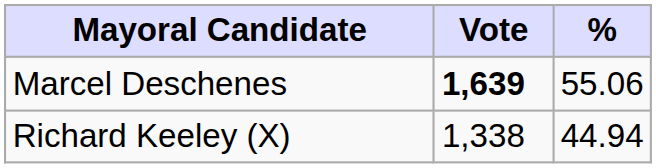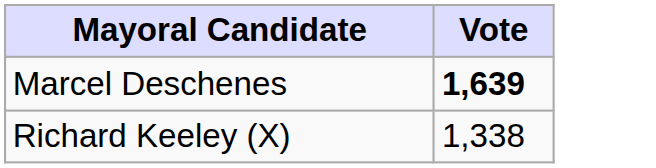- column: (602, 30)
